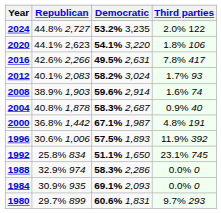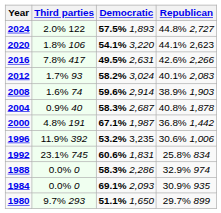columns swapped: (62, 13) <-> (184, 13)
(122, 29) 53.2% 3,235 -> (126, 29) 57.5% 1,893
(122, 138) 57.5% 1,893 -> (126, 138) 53.2% 3,235
(122, 154) 51.1% 1,650 -> (126, 154) 60.6% 1,831
(122, 201) 60.6% 1,831 -> (126, 201) 51.1% 1,650
